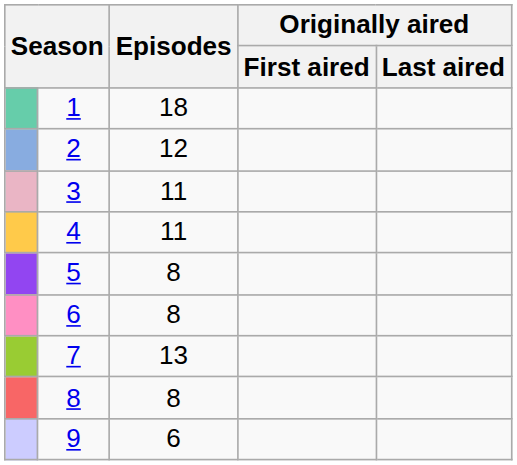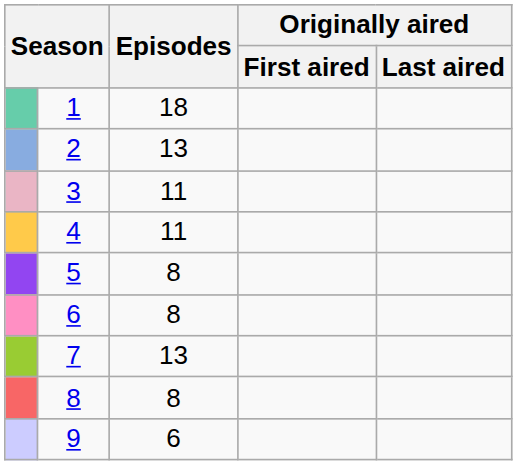(174, 149) 12 -> (174, 149) 13
